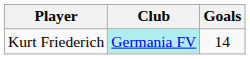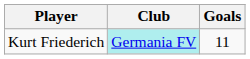(222, 41) 14 -> (222, 41) 11
